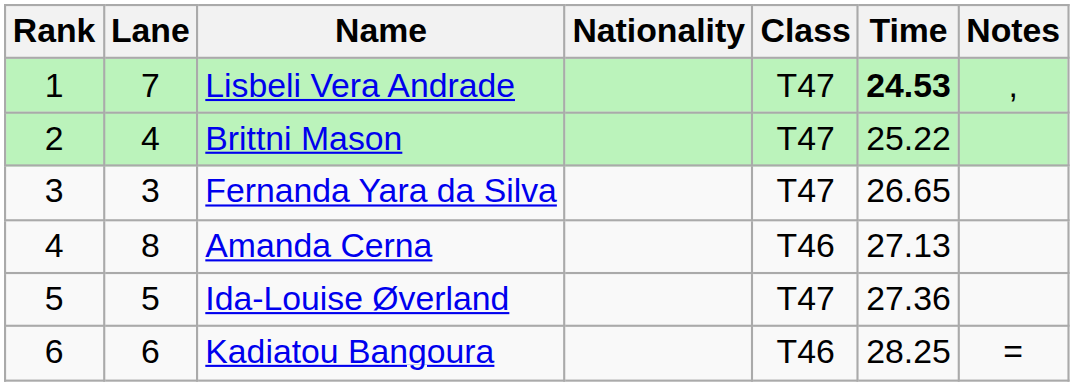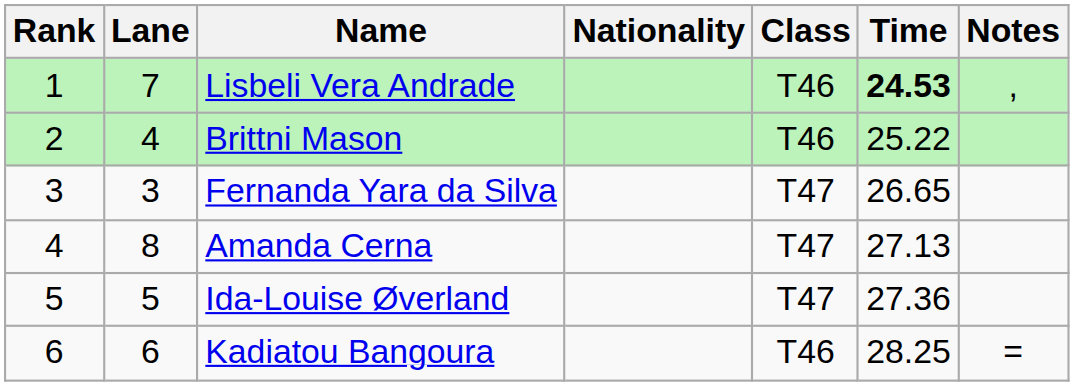(806, 84) T47 -> (806, 84) T46
(806, 138) T47 -> (806, 138) T46
(806, 245) T46 -> (806, 245) T47
